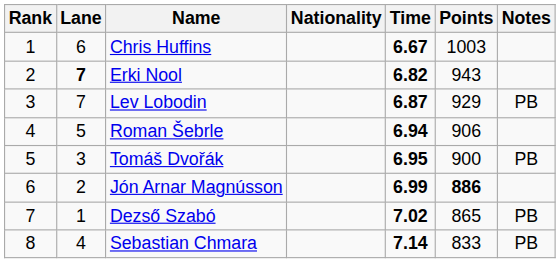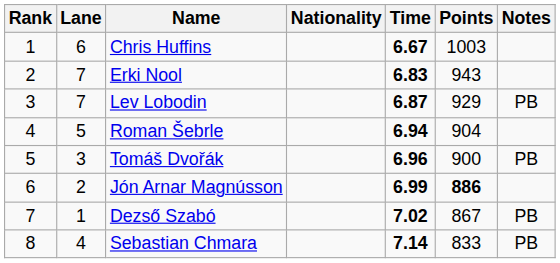(81, 74) bold -> (81, 74) normal
(410, 74) 6.82 -> (410, 74) 6.83
(466, 131) 906 -> (466, 131) 904
(410, 159) 6.95 -> (410, 159) 6.96
(466, 215) 865 -> (466, 215) 867
